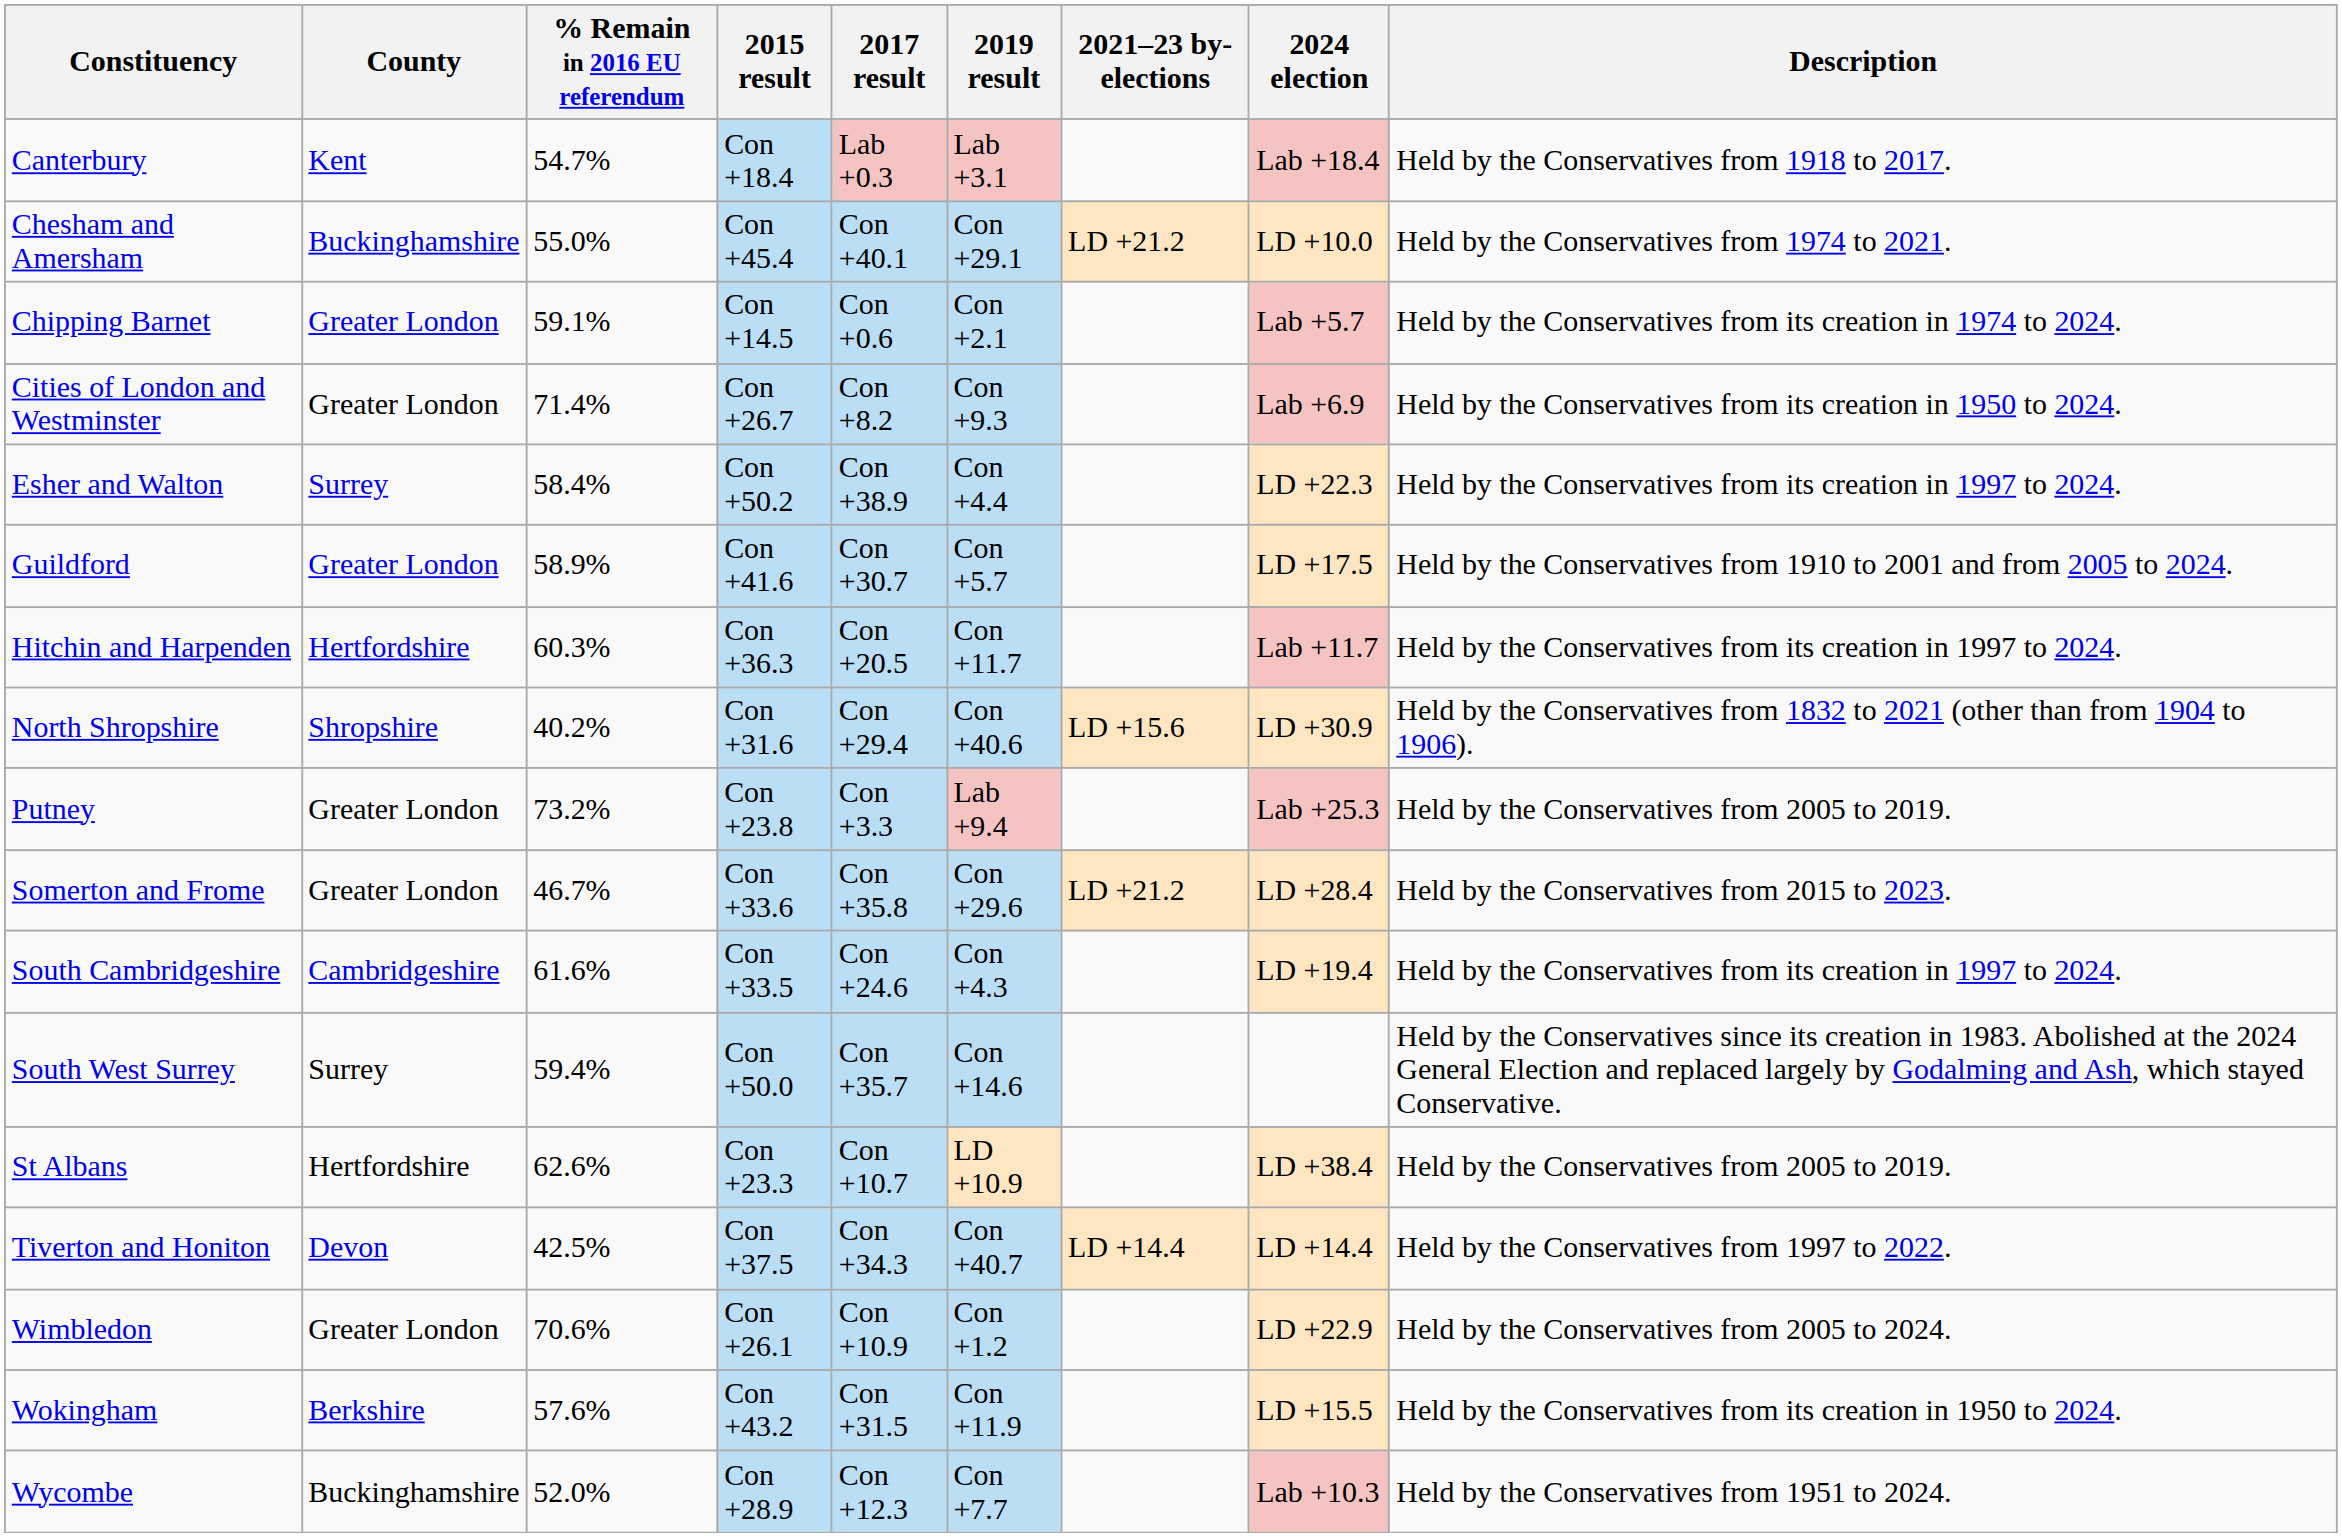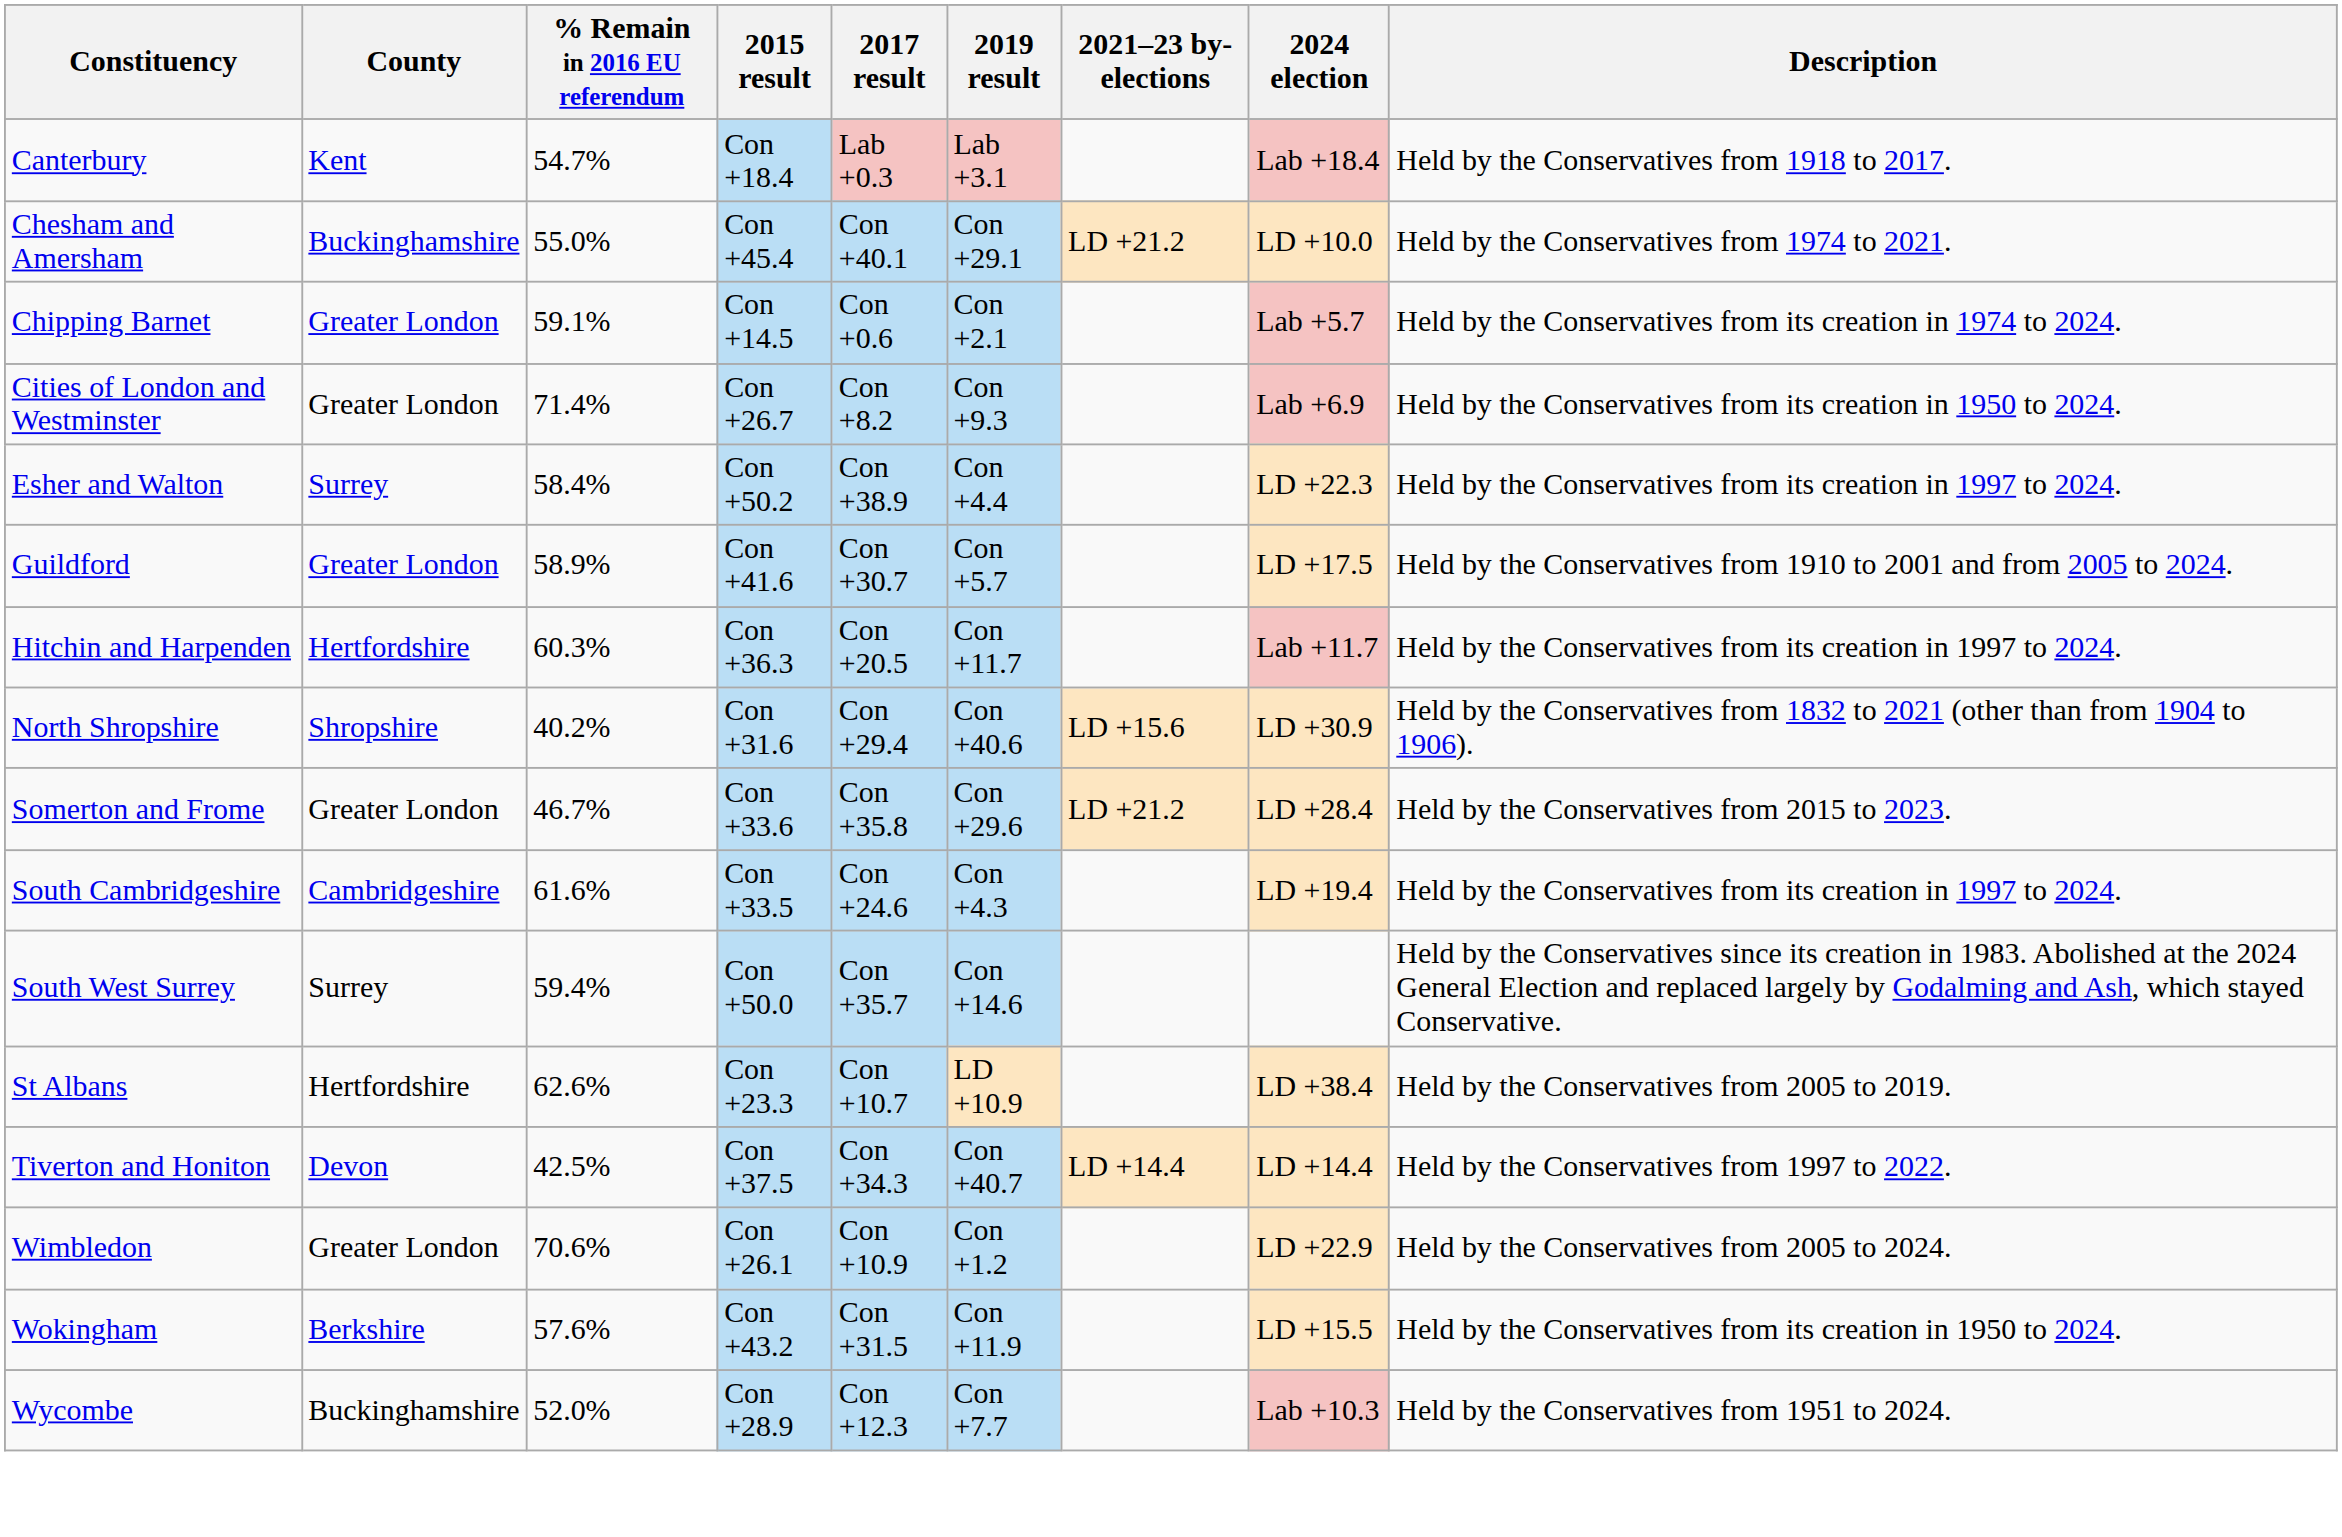- row: (53, 808)
